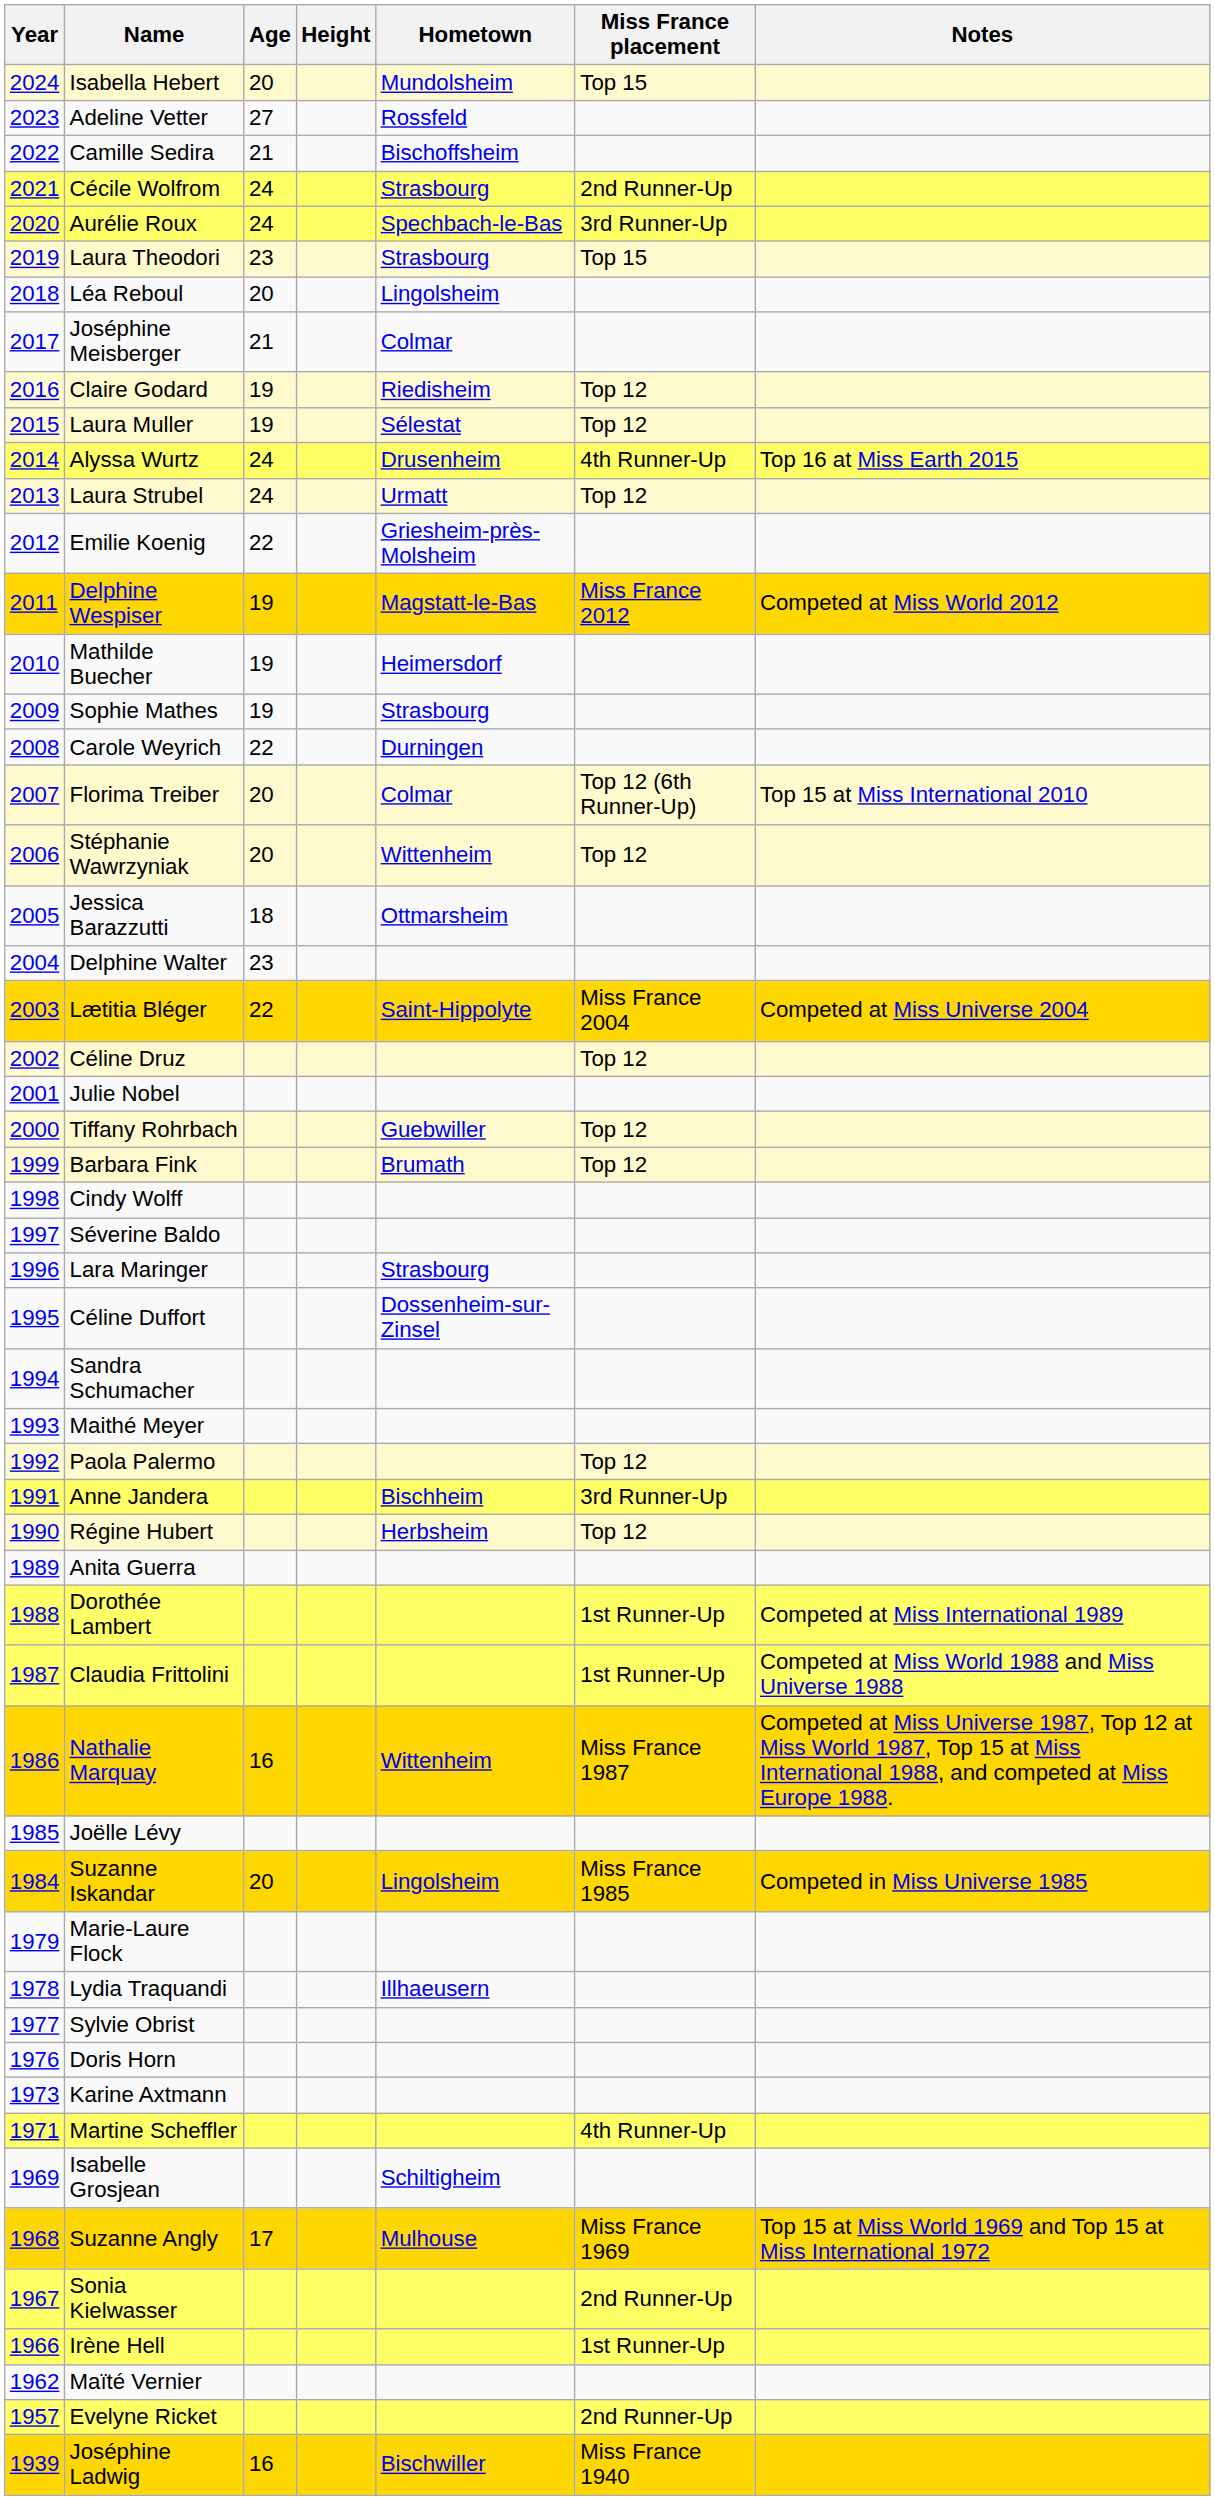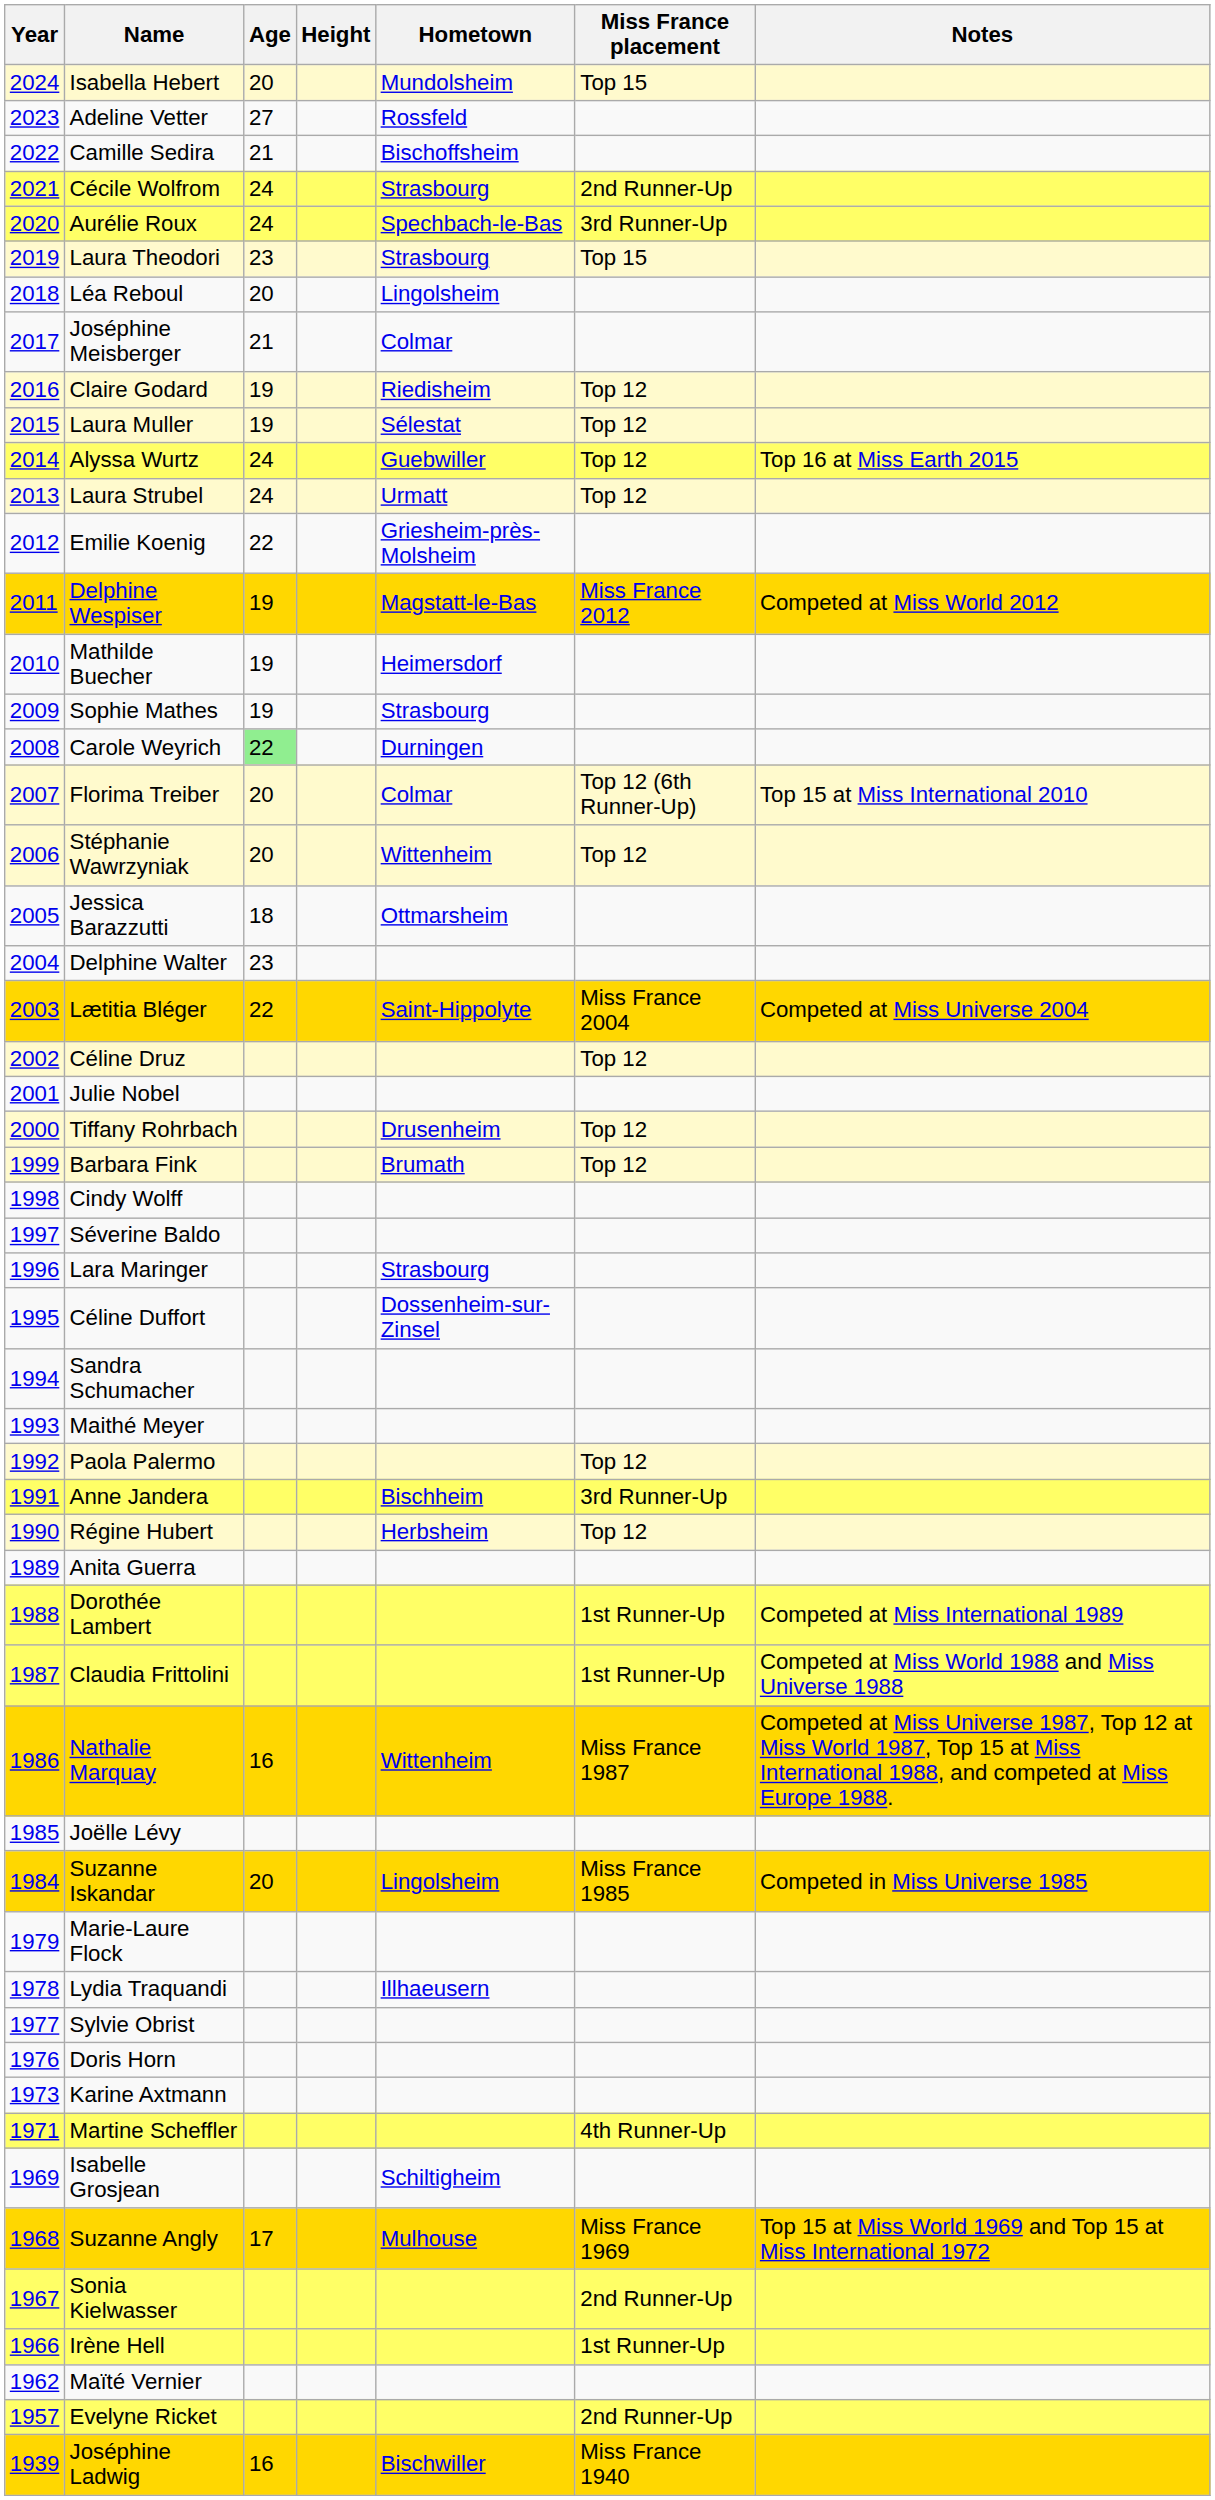(441, 460) Drusenheim -> (433, 460) Guebwiller
(653, 460) 4th Runner-Up -> (614, 460) Top 12
(261, 746) no background -> (261, 746) lightgreen background
(433, 1129) Guebwiller -> (441, 1129) Drusenheim
